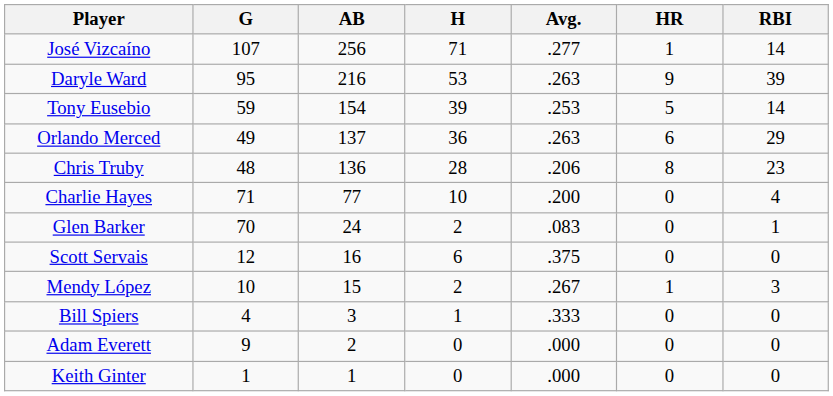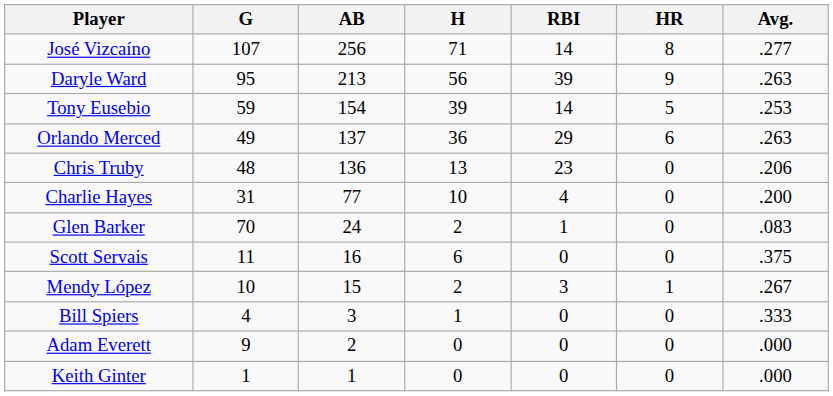columns swapped: (564, 19) <-> (775, 19)
(670, 49) 1 -> (670, 49) 8
(352, 78) 216 -> (352, 78) 213
(458, 78) 53 -> (458, 78) 56
(458, 167) 28 -> (458, 167) 13
(670, 167) 8 -> (670, 167) 0
(246, 197) 71 -> (246, 197) 31
(246, 256) 12 -> (246, 256) 11
